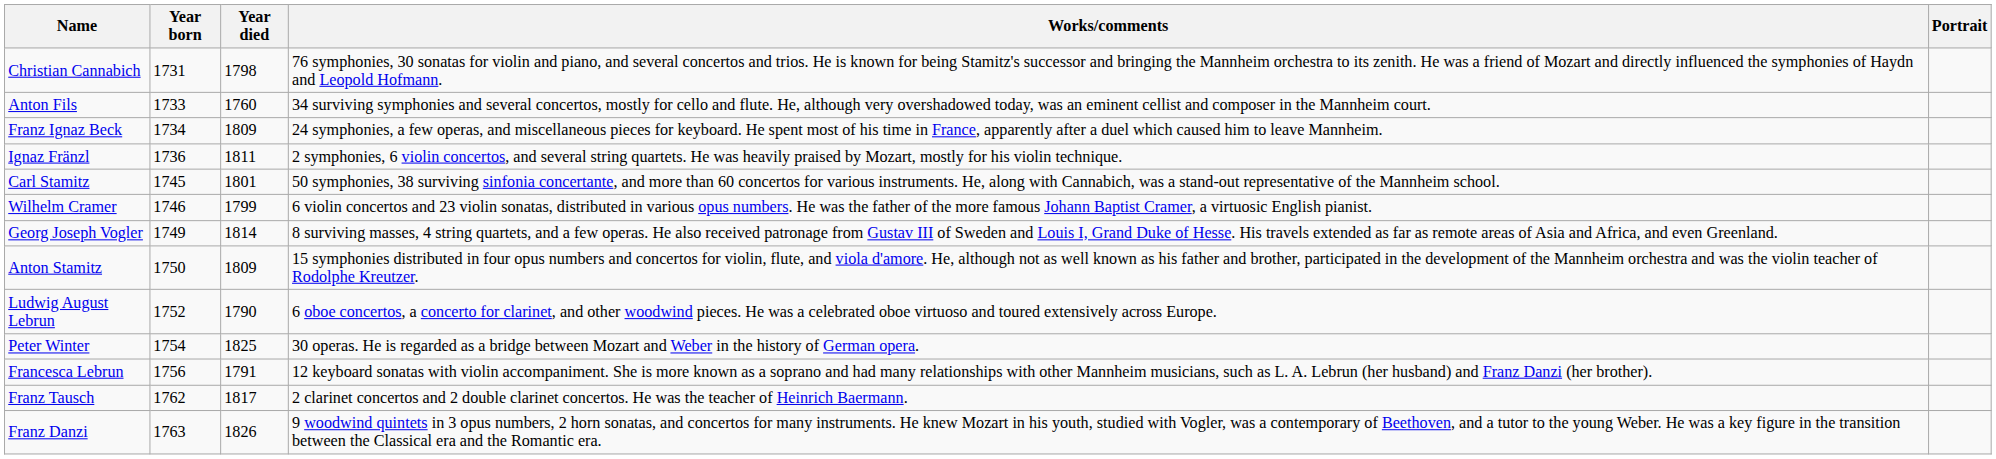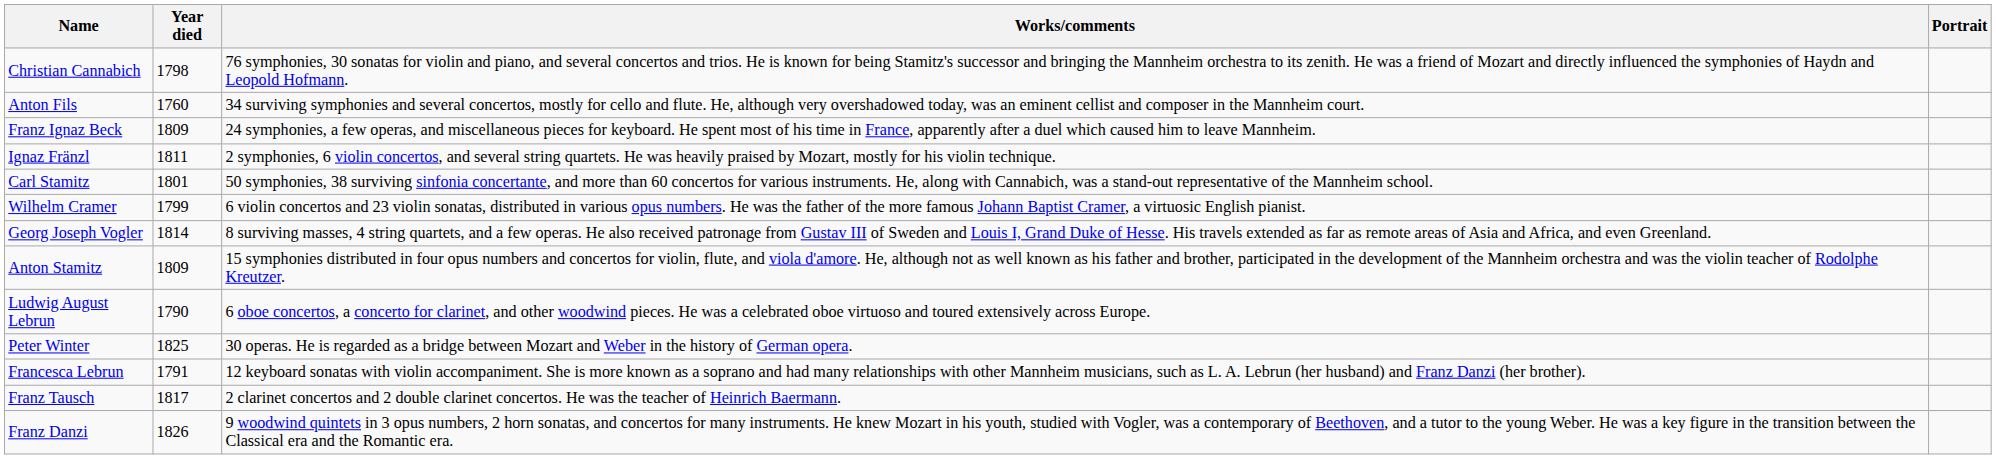- column: (185, 26)
